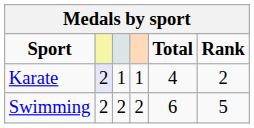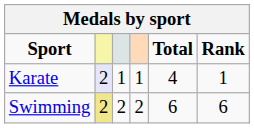(223, 78) 2 -> (223, 78) 1
(104, 107) no background -> (104, 107) khaki background
(223, 107) 5 -> (223, 107) 6
